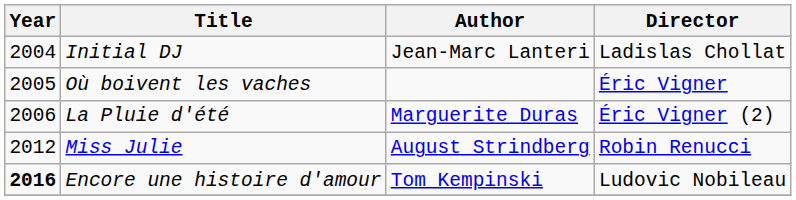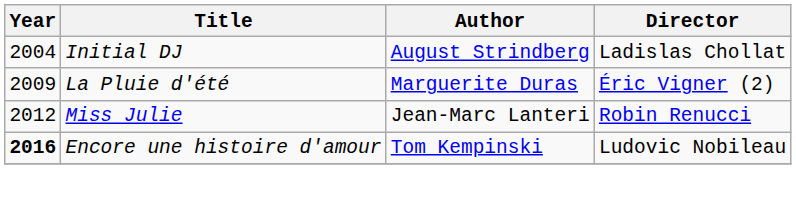(490, 52) Jean-Marc Lanteri -> (490, 52) August Strindberg
- row: (188, 84)
(33, 116) 2006 -> (33, 84) 2009
(490, 148) August Strindberg -> (490, 116) Jean-Marc Lanteri
